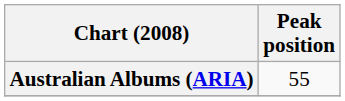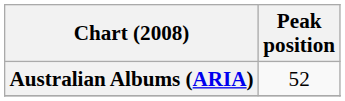(299, 78) 55 -> (299, 78) 52
